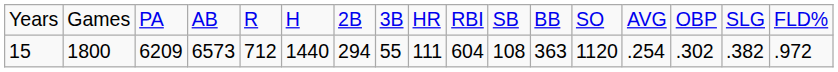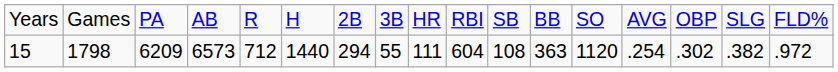(89, 50) 1800 -> (89, 50) 1798
